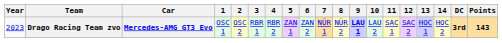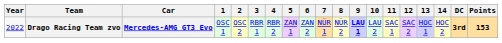(15, 27) 2023 -> (15, 27) 2022
(483, 27) 143 -> (483, 27) 153
